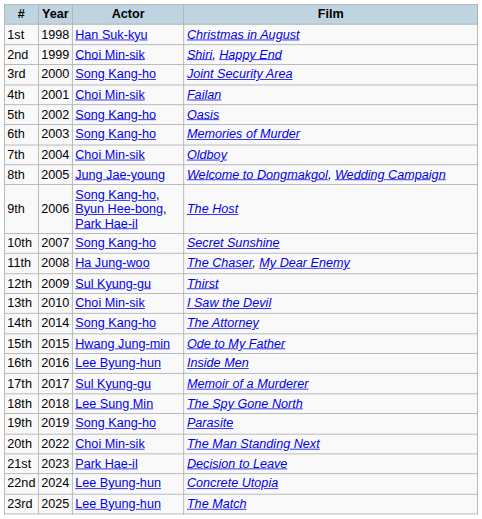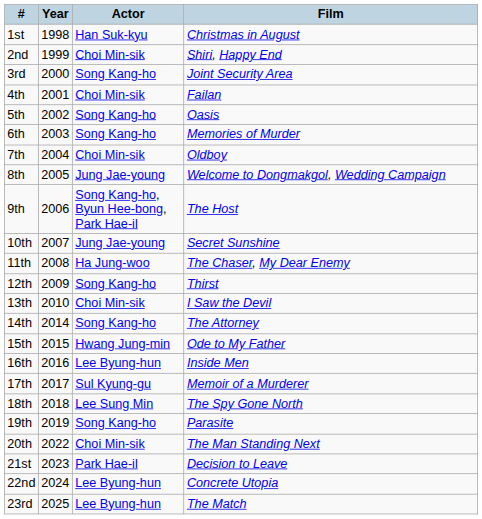(116, 243) Song Kang-ho -> (120, 243) Jung Jae-young
(113, 283) Sul Kyung-gu -> (116, 283) Song Kang-ho
